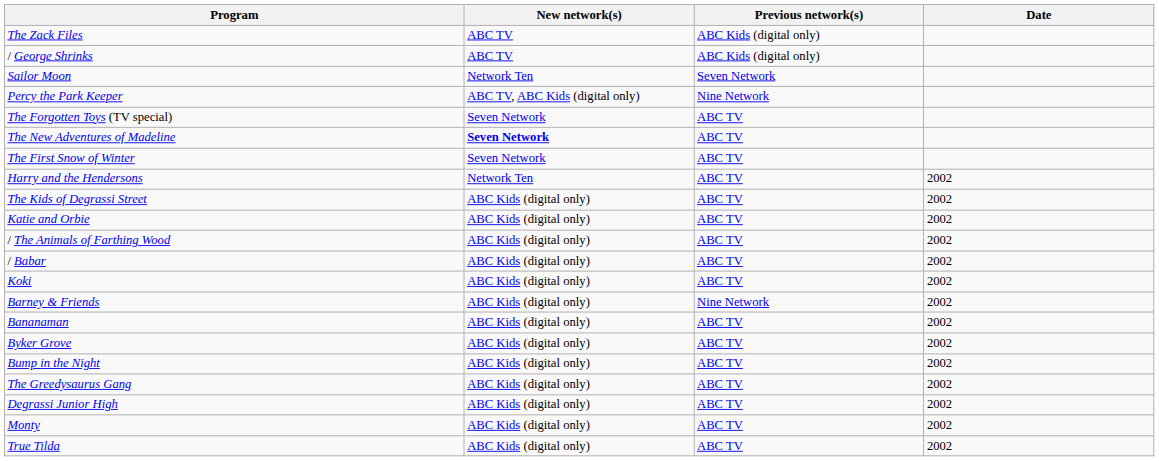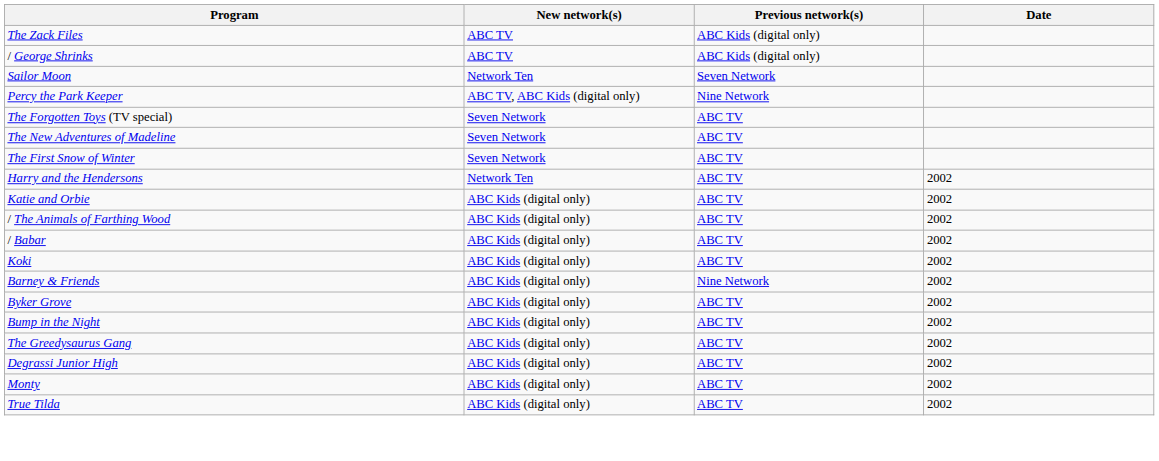(508, 137) bold -> (506, 137) normal
- row: (77, 199)
- row: (38, 322)
